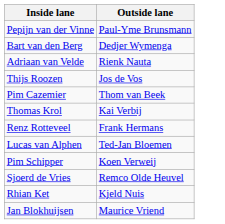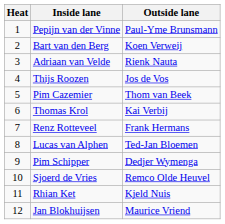+ column: (17, 12)
(135, 45) Dedjer Wymenga -> (154, 45) Koen Verweij
(127, 161) Koen Verweij -> (161, 161) Dedjer Wymenga
